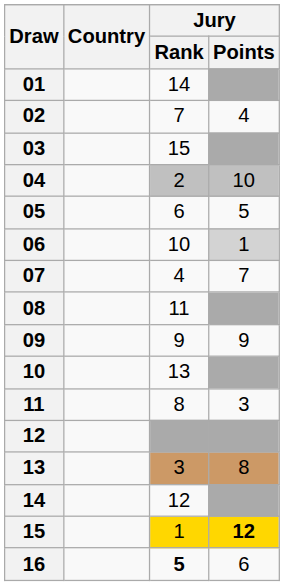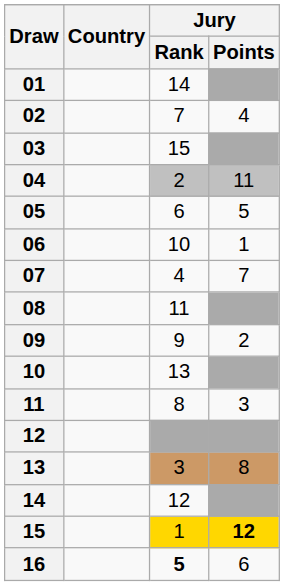(244, 180) 10 -> (244, 180) 11
(244, 244) lightgrey background -> (244, 244) no background
(244, 340) 9 -> (244, 340) 2
